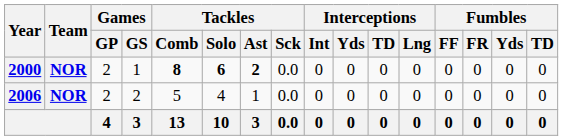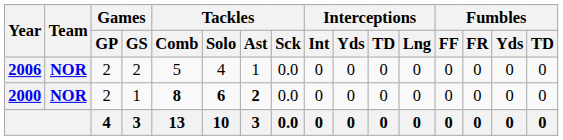rows swapped: (25, 69) <-> (25, 95)
